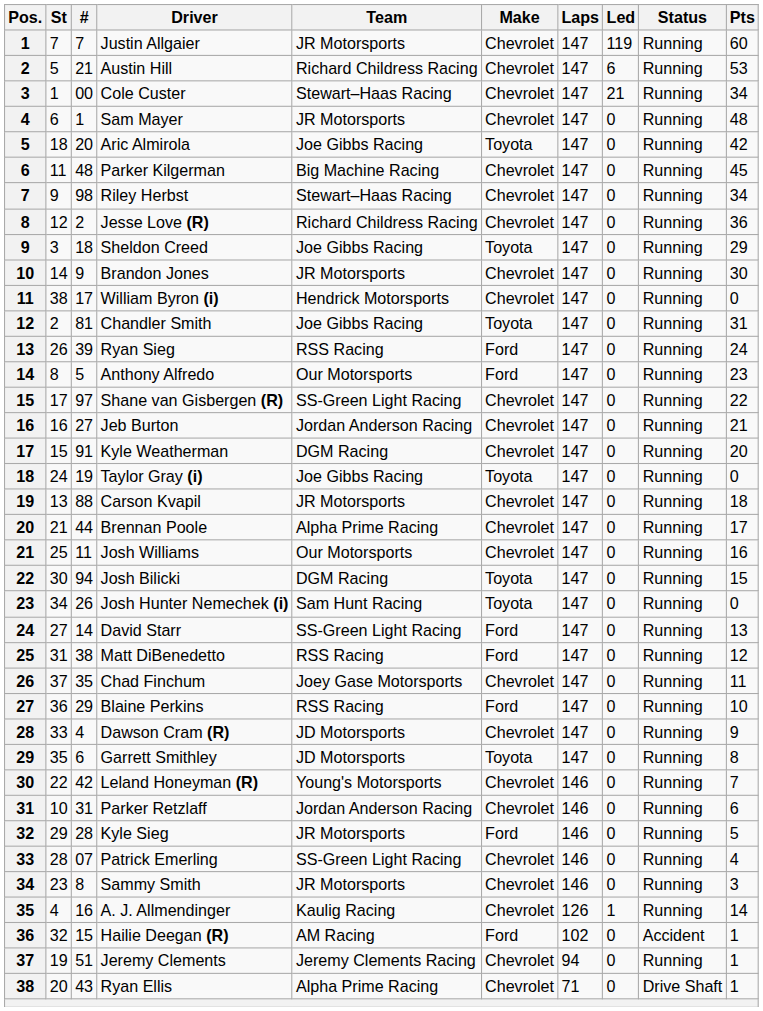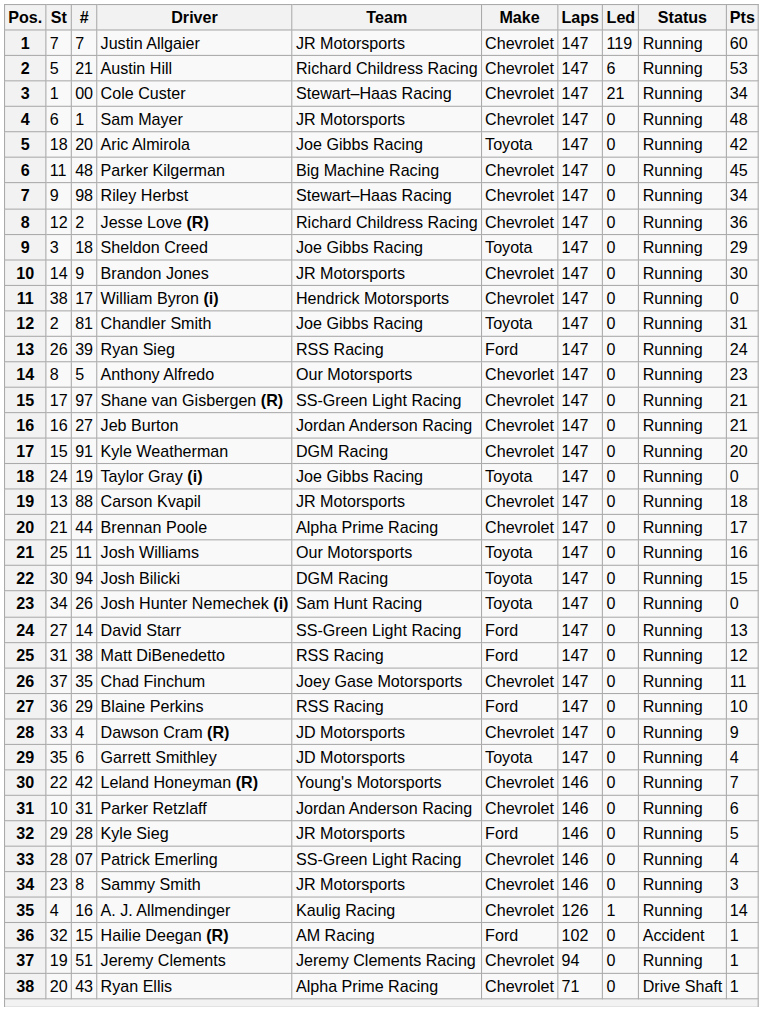(502, 375) Ford -> (520, 375) Chevorlet
(739, 400) 22 -> (739, 400) 21
(520, 553) Chevrolet -> (509, 553) Toyota
(734, 757) 8 -> (734, 757) 4
